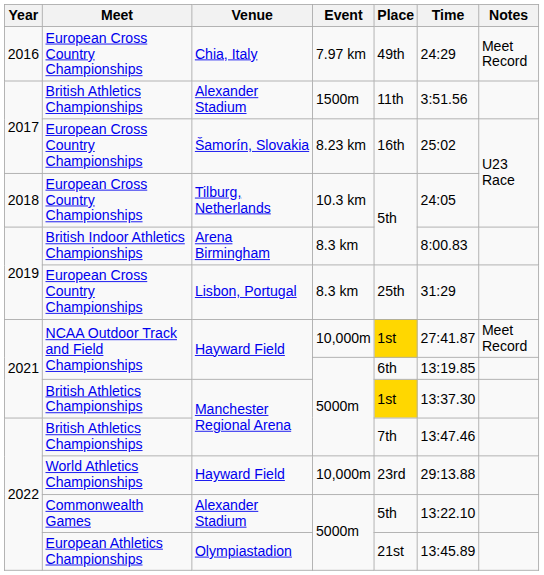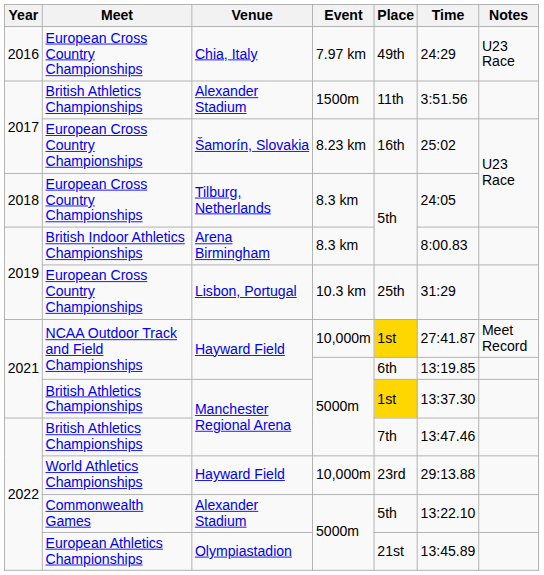(505, 53) Meet Record -> (498, 53) U23 Race
(341, 200) 10.3 km -> (337, 200) 8.3 km
(337, 292) 8.3 km -> (341, 292) 10.3 km
